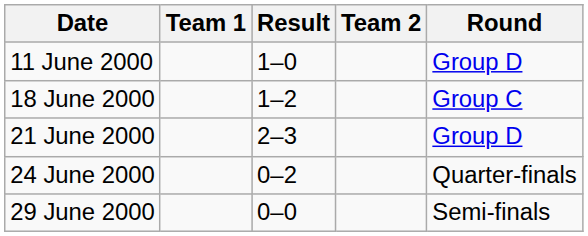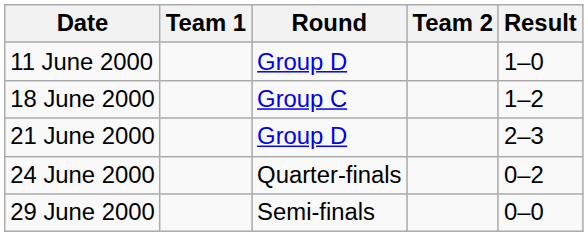columns swapped: (294, 23) <-> (505, 23)
